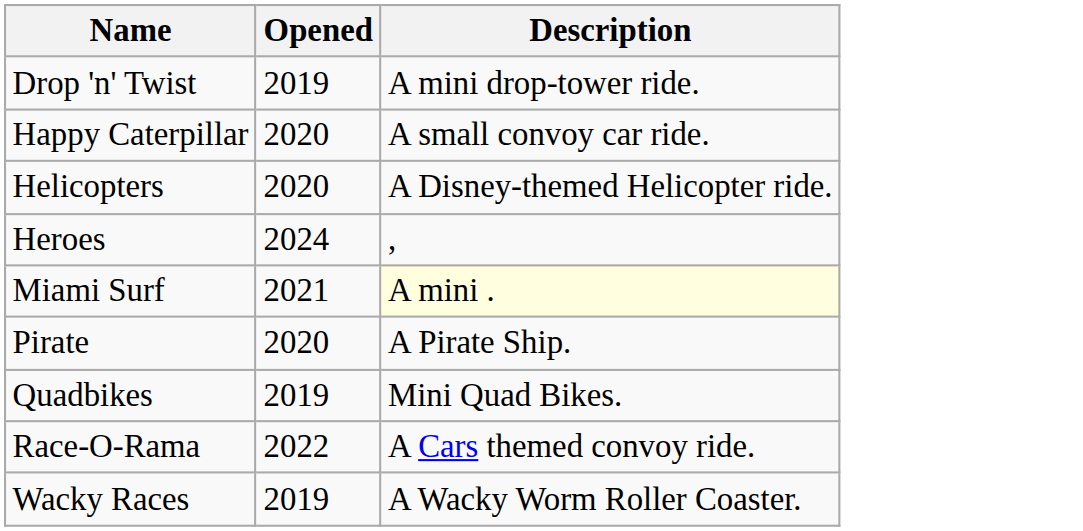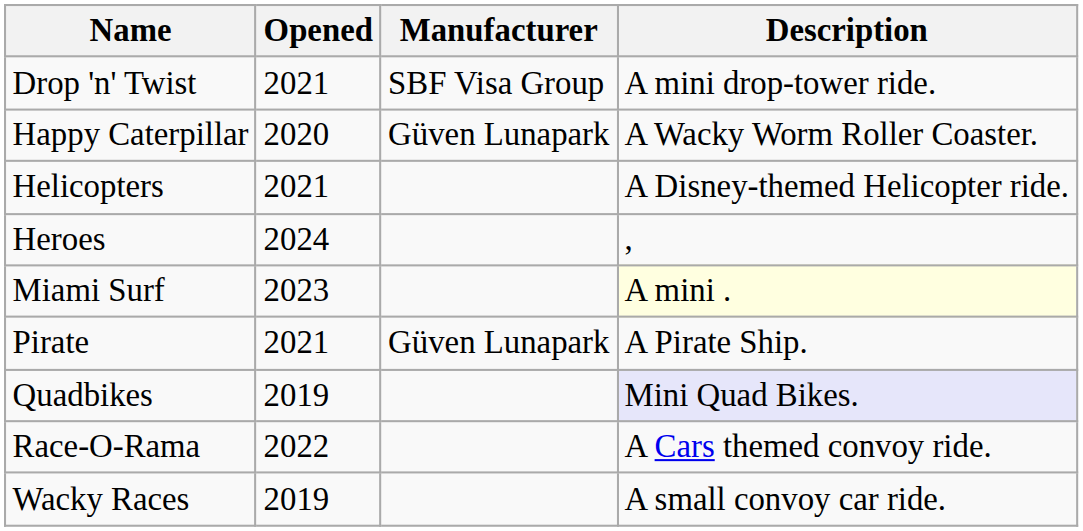+ column: (499, 30)
(296, 82) 2019 -> (296, 82) 2021
(549, 134) A small convoy car ride. -> (831, 134) A Wacky Worm Roller Coaster.
(296, 186) 2020 -> (296, 186) 2021
(296, 290) 2021 -> (296, 290) 2023
(296, 342) 2020 -> (296, 342) 2021
(505, 394) no background -> (742, 394) lavender background
(595, 498) A Wacky Worm Roller Coaster. -> (785, 498) A small convoy car ride.
